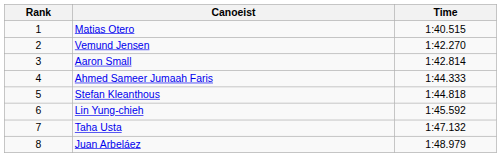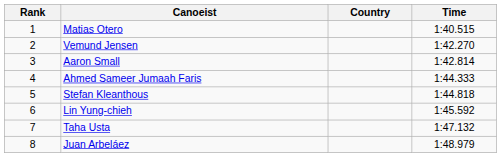+ column: (370, 12)
